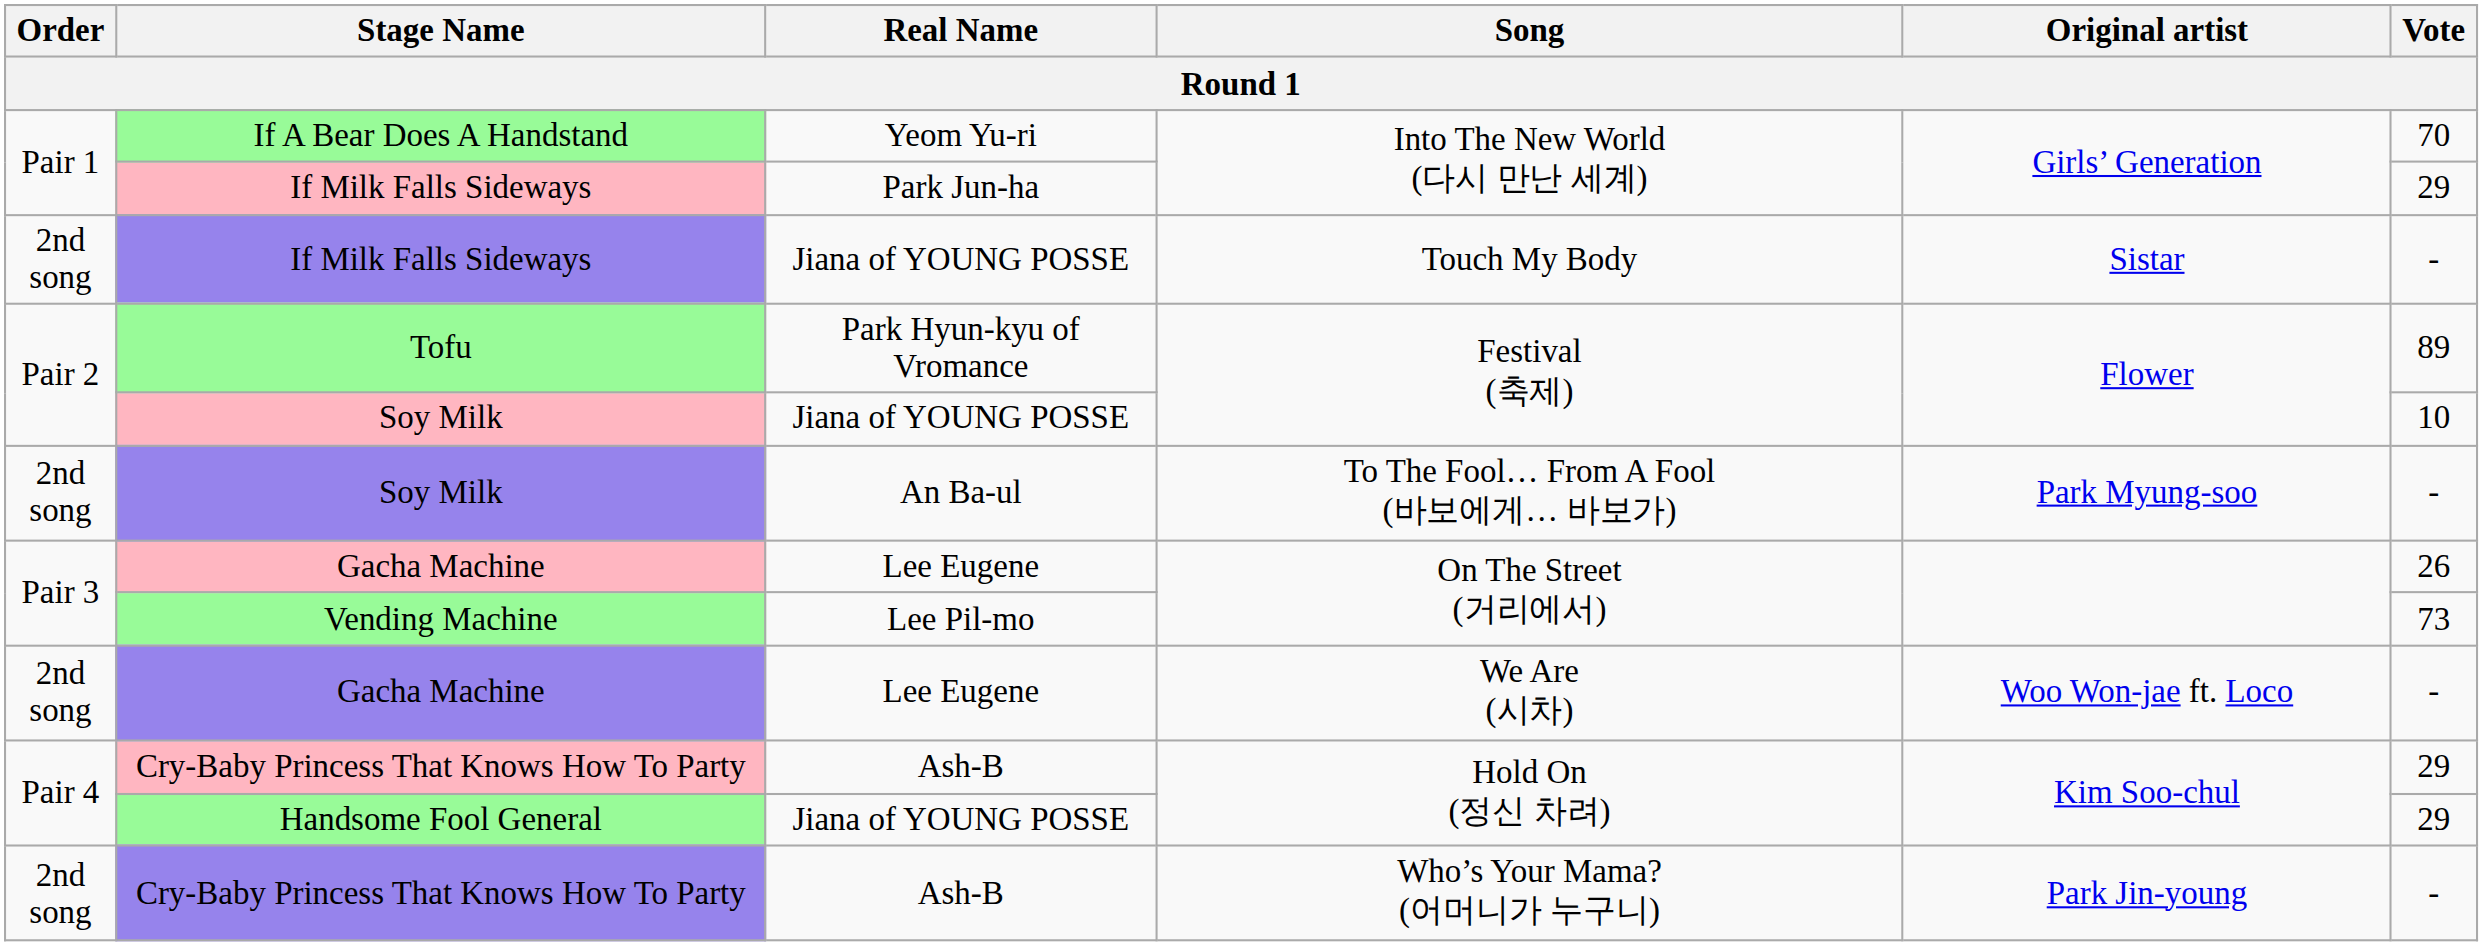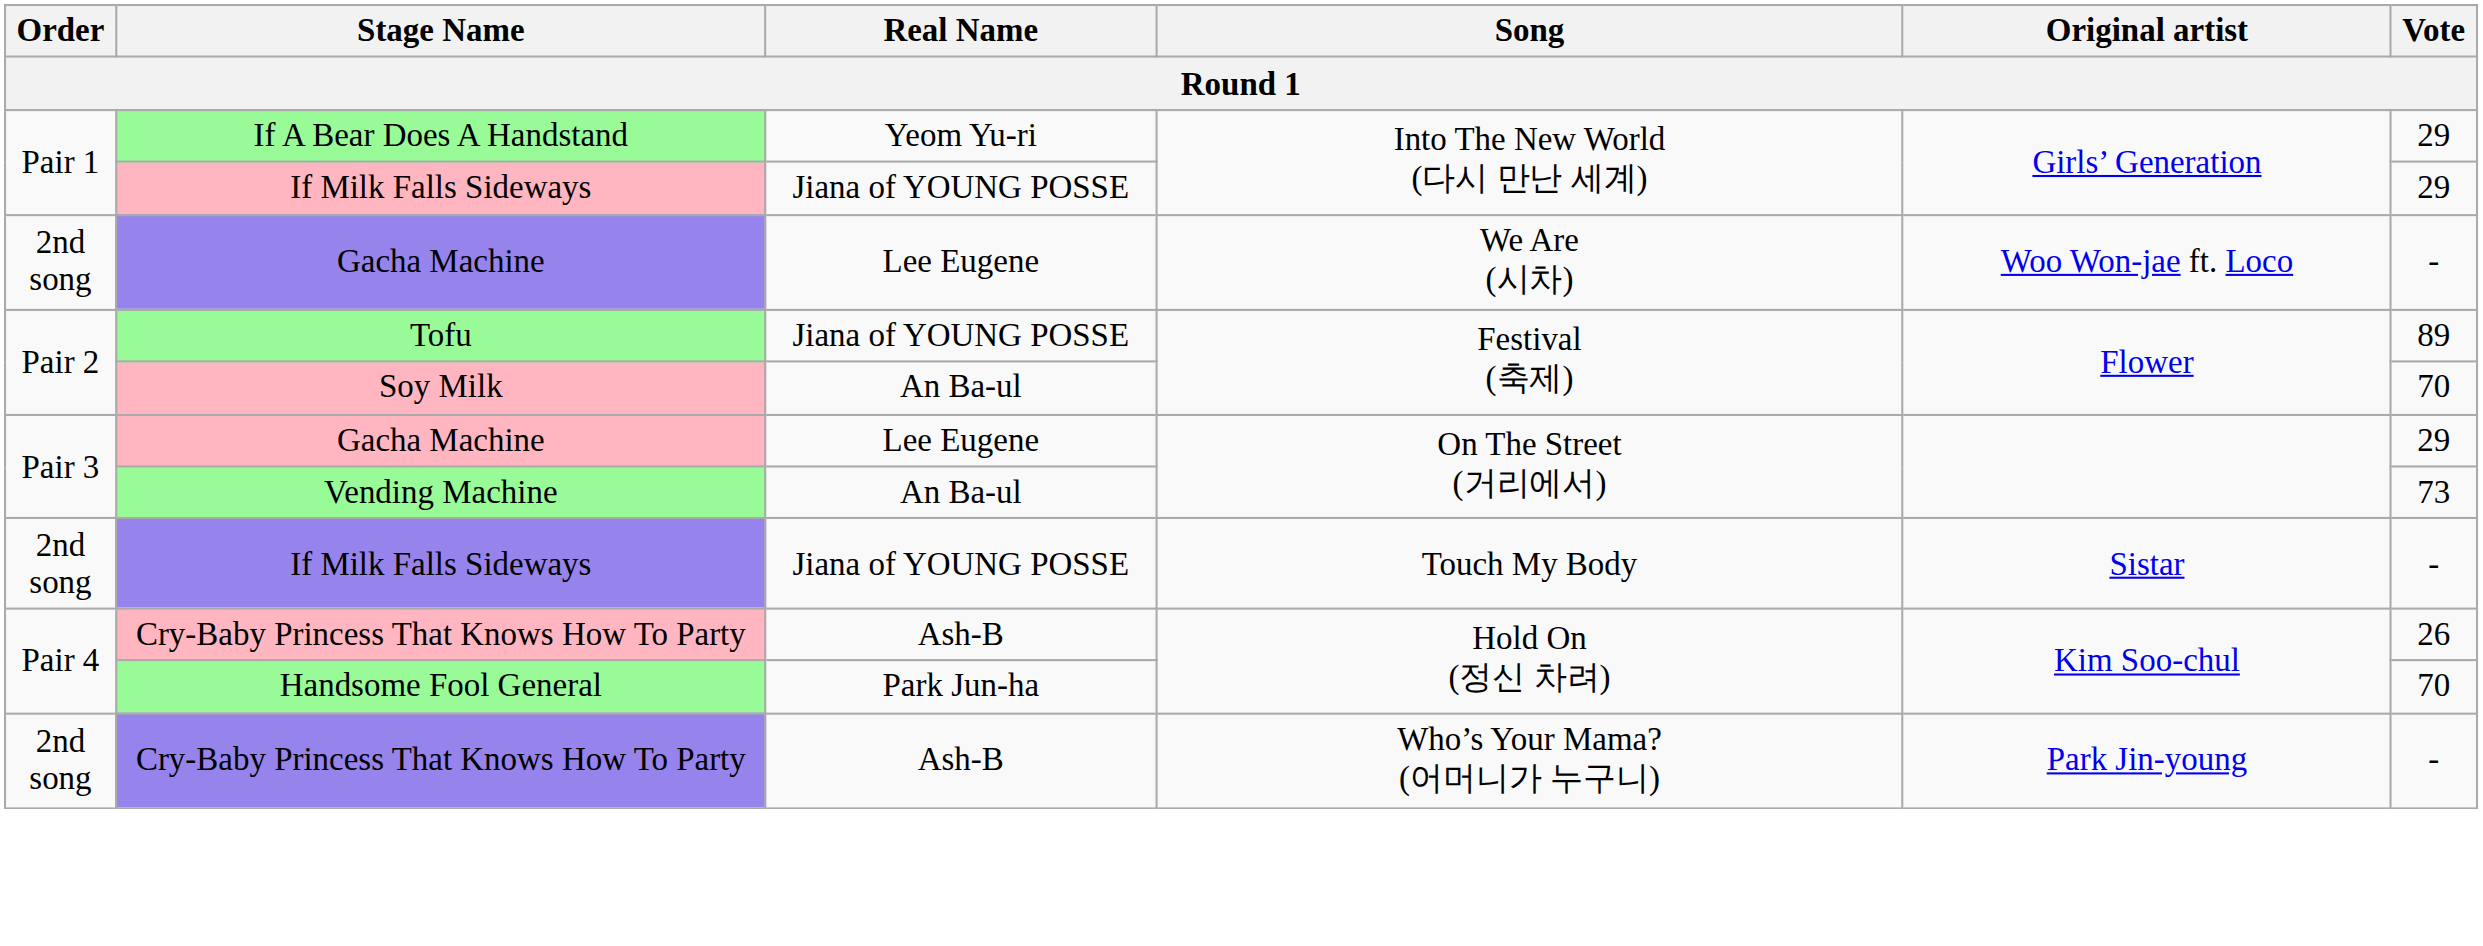(2434, 135) 70 -> (2434, 135) 29
(961, 187) Park Jun-ha -> (961, 187) Jiana of YOUNG POSSE
rows swapped: (441, 258) <-> (441, 692)
(961, 347) Park Hyun-kyu of Vromance -> (961, 335) Jiana of YOUNG POSSE
(961, 418) Jiana of YOUNG POSSE -> (961, 387) An Ba-ul
(2434, 418) 10 -> (2434, 387) 70
- row: (441, 492)
(2434, 566) 26 -> (2434, 439) 29
(961, 618) Lee Pil-mo -> (961, 492) An Ba-ul
(2434, 766) 29 -> (2434, 633) 26
(961, 818) Jiana of YOUNG POSSE -> (961, 685) Park Jun-ha
(2434, 818) 29 -> (2434, 685) 70
